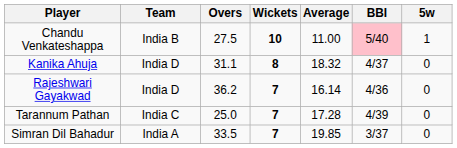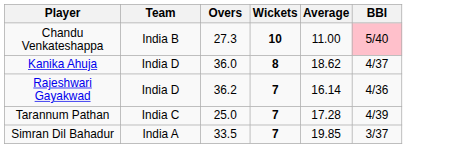- column: (427, 13)
(225, 39) 27.5 -> (225, 39) 27.3
(225, 64) 31.1 -> (225, 64) 36.0
(326, 64) 18.32 -> (326, 64) 18.62
